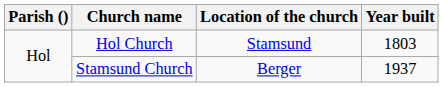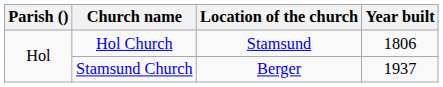(400, 43) 1803 -> (400, 43) 1806
